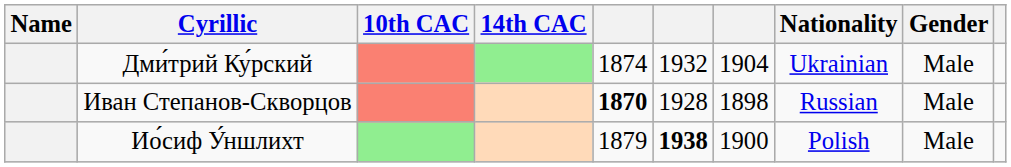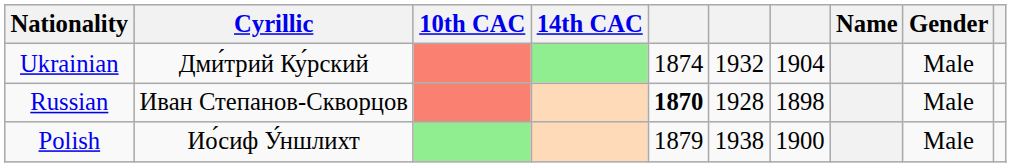columns swapped: (41, 24) <-> (839, 24)
(683, 141) bold -> (739, 141) normal
